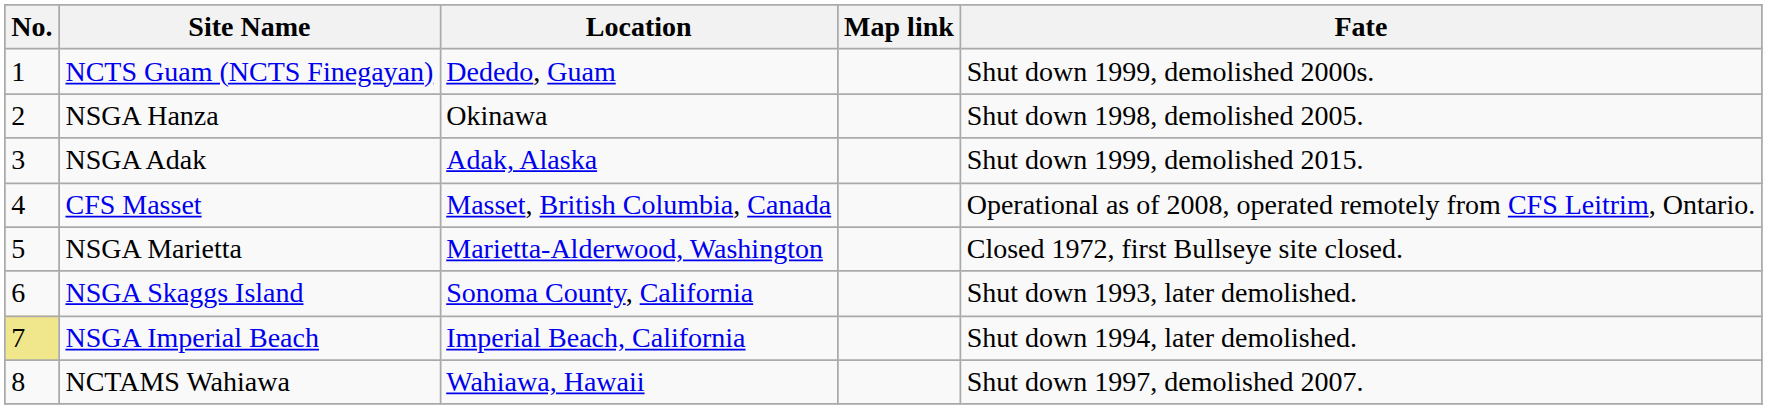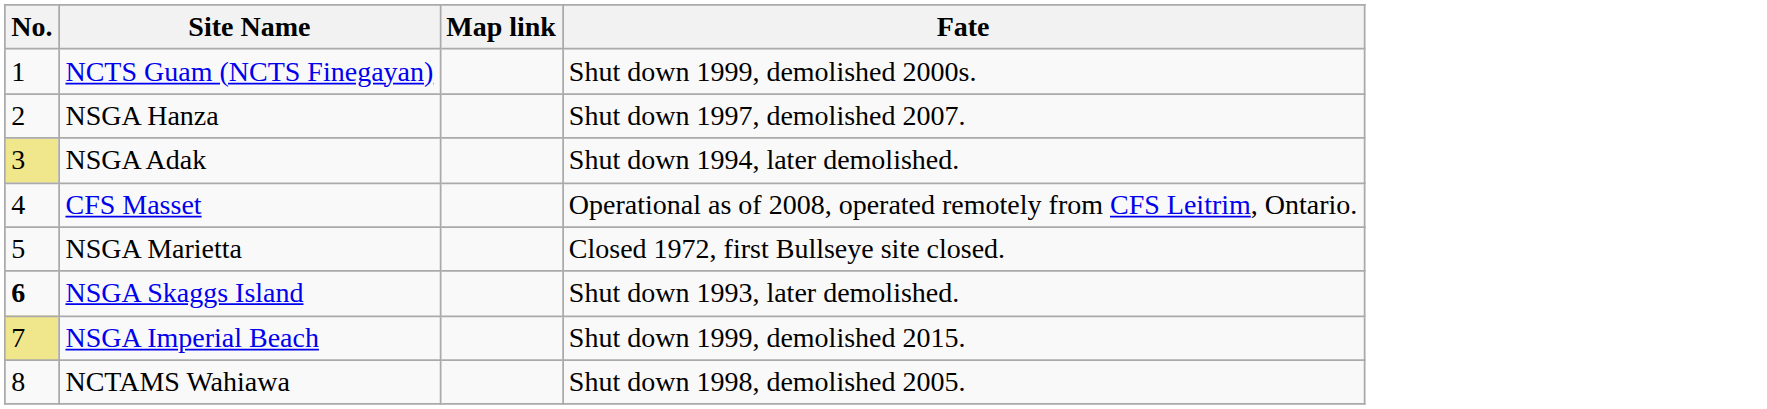- column: (639, 26)
(1165, 115) Shut down 1998, demolished 2005. -> (767, 115) Shut down 1997, demolished 2007.
(18, 159) no background -> (18, 159) khaki background
(1165, 159) Shut down 1999, demolished 2015. -> (764, 159) Shut down 1994, later demolished.
(18, 293) normal -> (18, 293) bold
(1162, 337) Shut down 1994, later demolished. -> (767, 337) Shut down 1999, demolished 2015.
(1165, 381) Shut down 1997, demolished 2007. -> (767, 381) Shut down 1998, demolished 2005.
